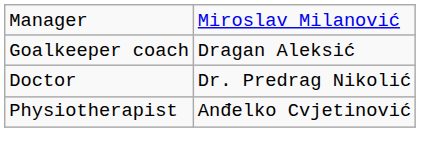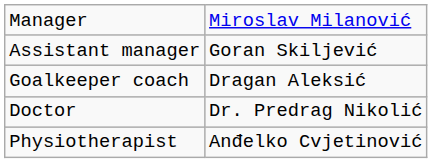+ row: (105, 50)
